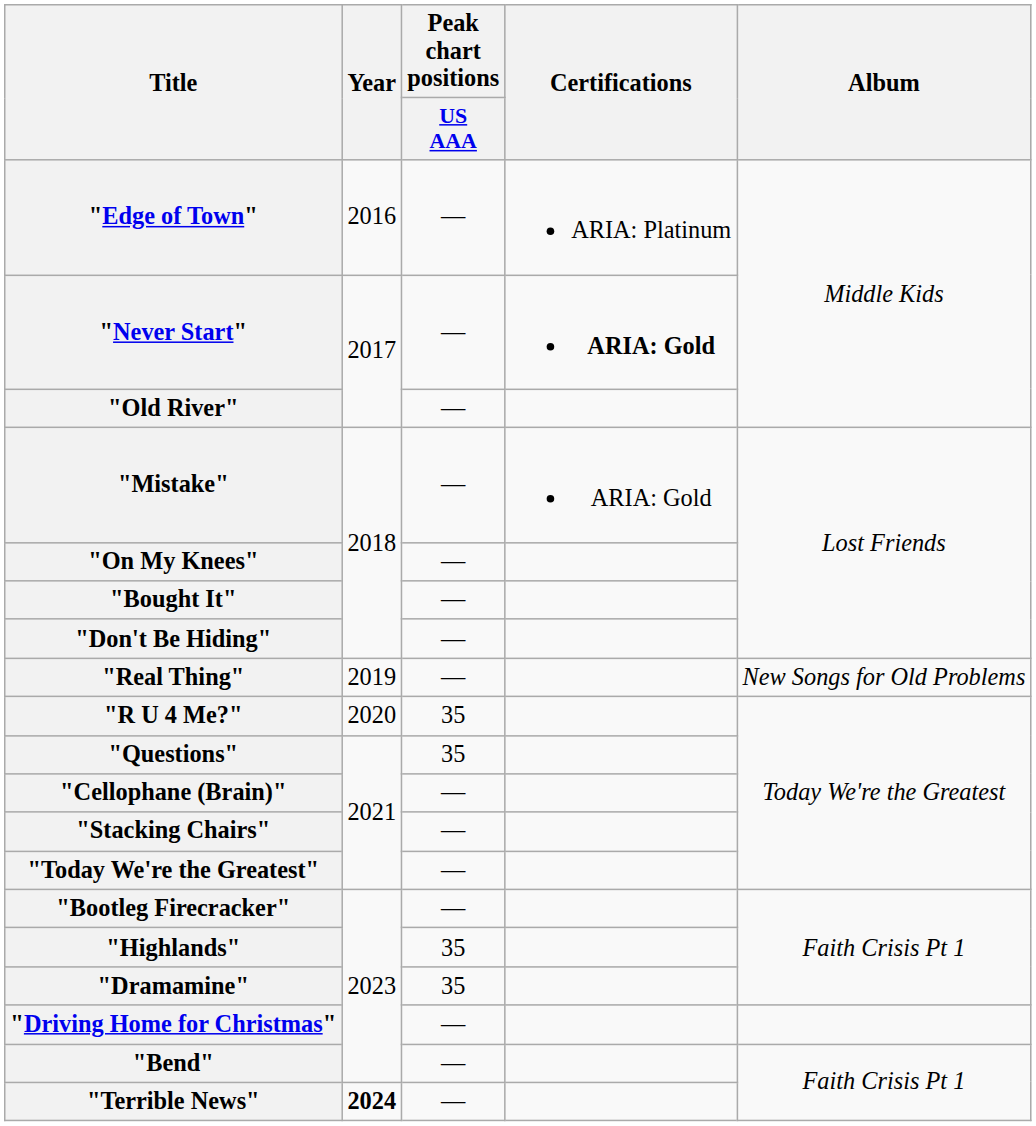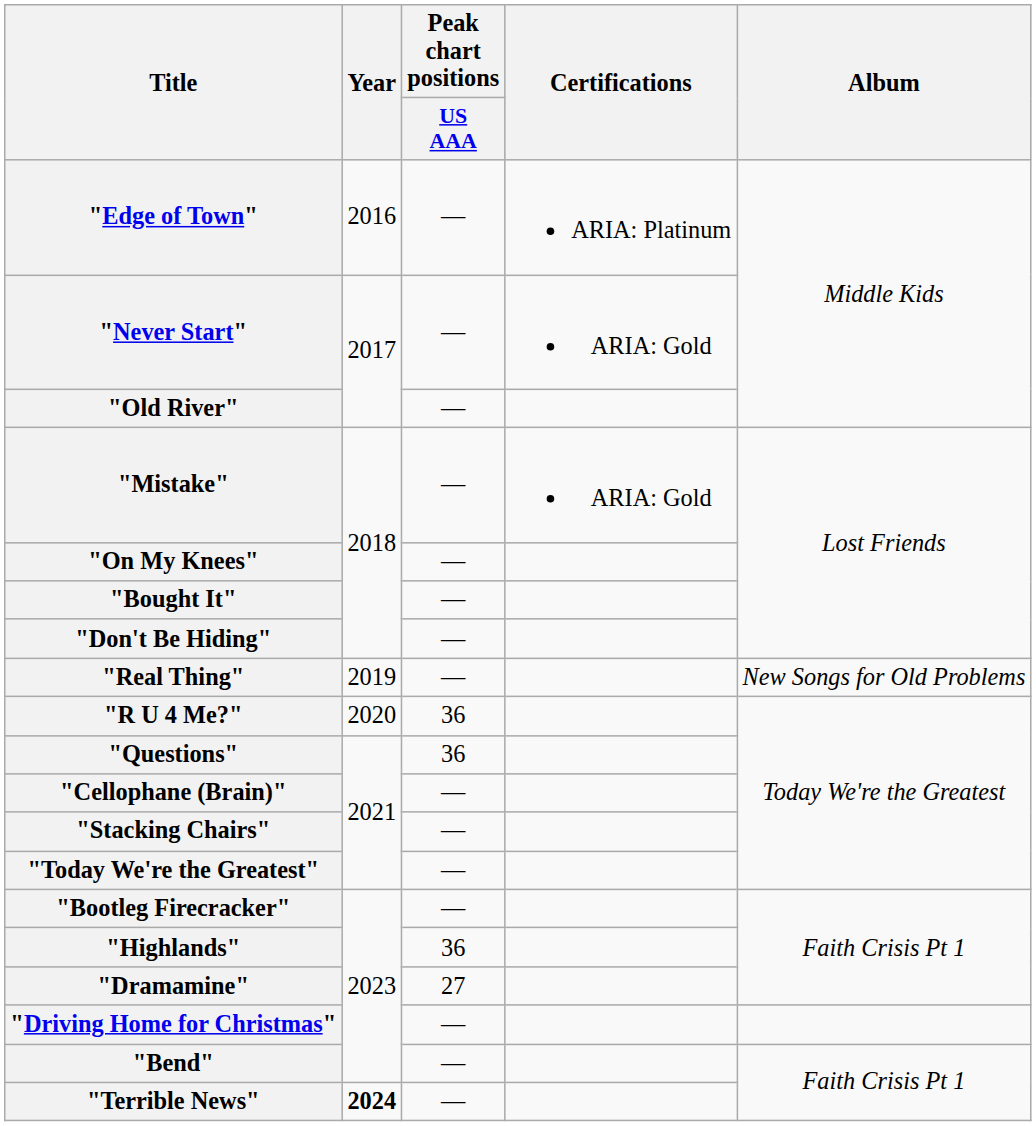(621, 346) bold -> (621, 346) normal
(453, 715) 35 -> (453, 715) 36
(453, 754) 35 -> (453, 754) 36
(453, 946) 35 -> (453, 946) 36
(453, 985) 35 -> (453, 985) 27
